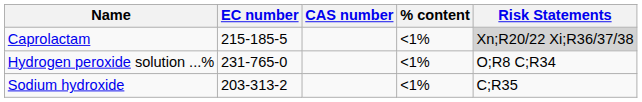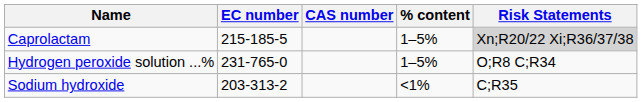(415, 39) <1% -> (419, 39) 1–5%
(415, 62) <1% -> (419, 62) 1–5%
